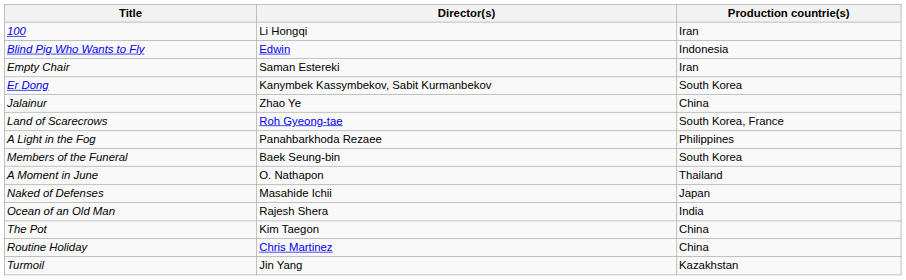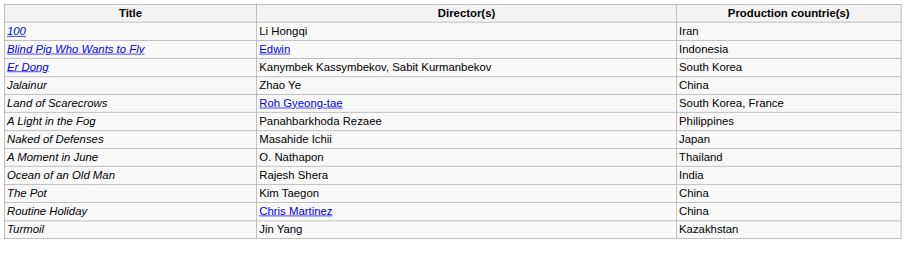- row: (38, 67)
- row: (67, 157)
rows swapped: (53, 175) <-> (55, 193)
